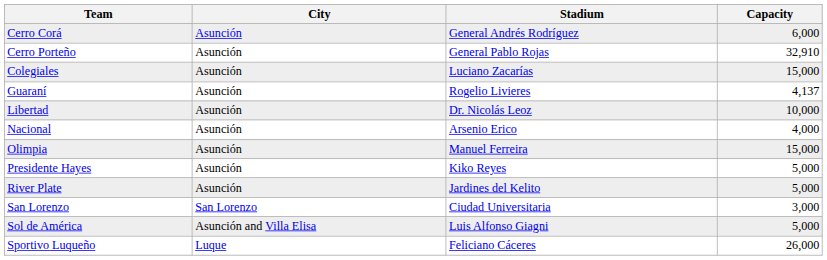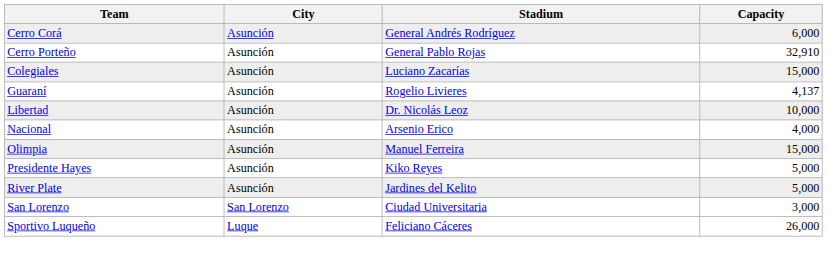- row: (45, 226)
